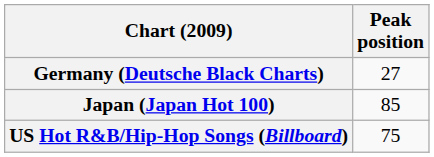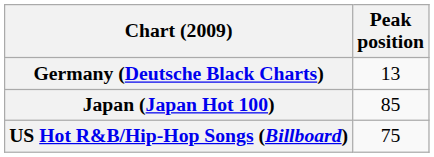(391, 73) 27 -> (391, 73) 13
